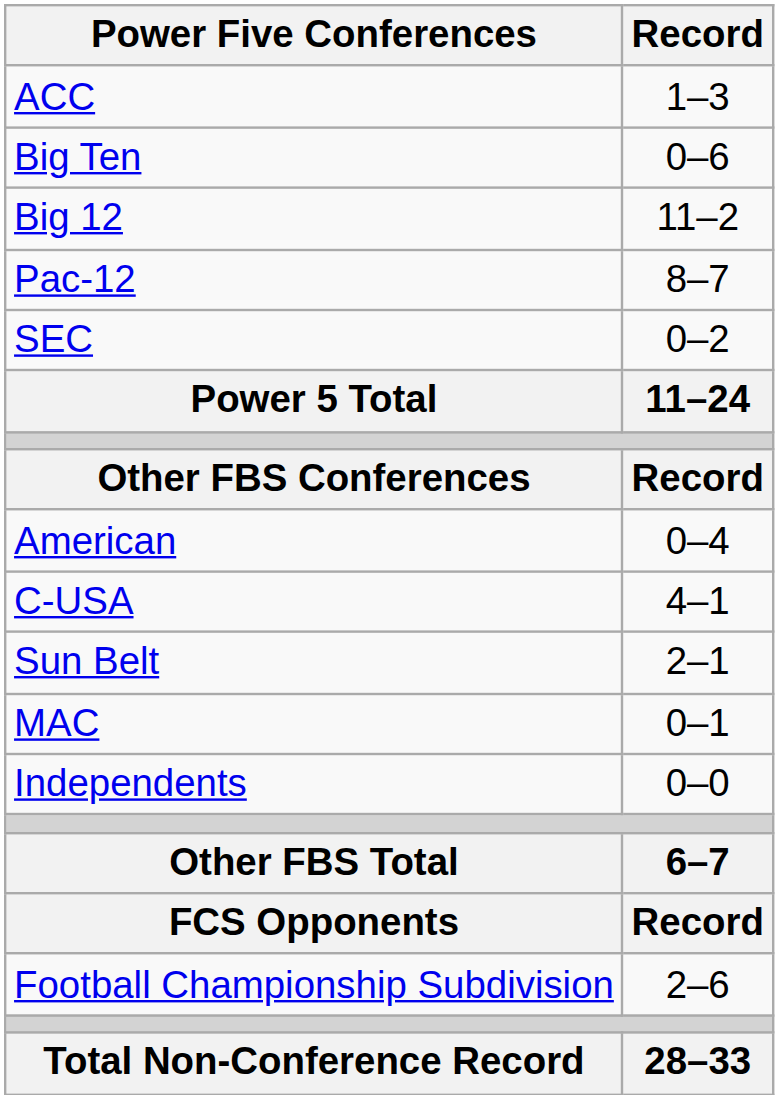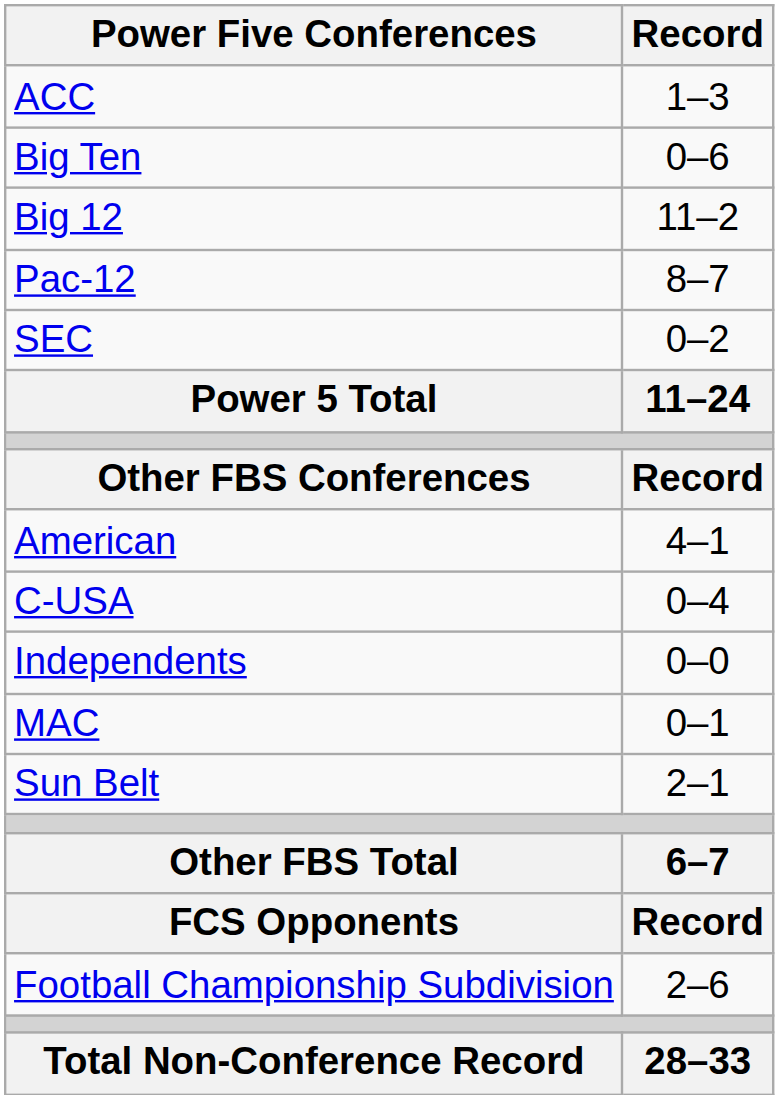(698, 539) 0–4 -> (698, 539) 4–1
(698, 600) 4–1 -> (698, 600) 0–4
rows swapped: (130, 783) <-> (87, 661)
